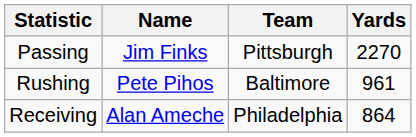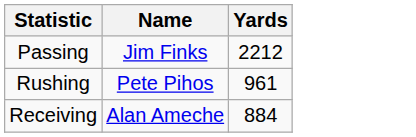- column: (288, 20)
(379, 52) 2270 -> (261, 52) 2212
(379, 115) 864 -> (261, 115) 884
